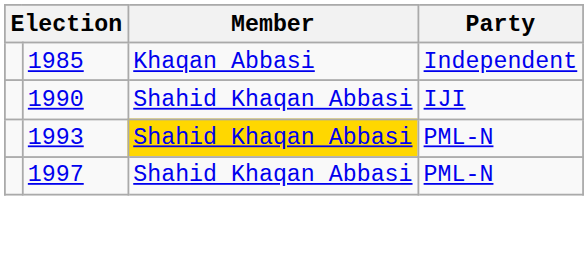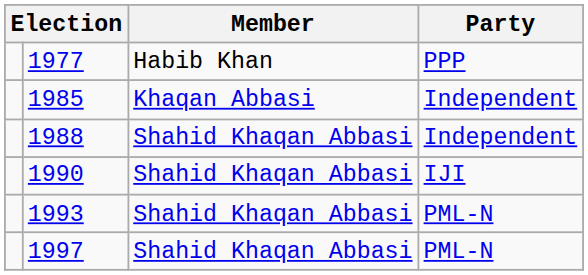+ row: (56, 62)
+ row: (56, 138)
(273, 138) gold background -> (273, 213) no background
